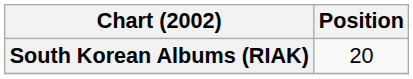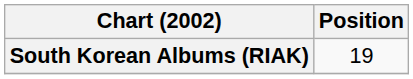(361, 55) 20 -> (361, 55) 19
